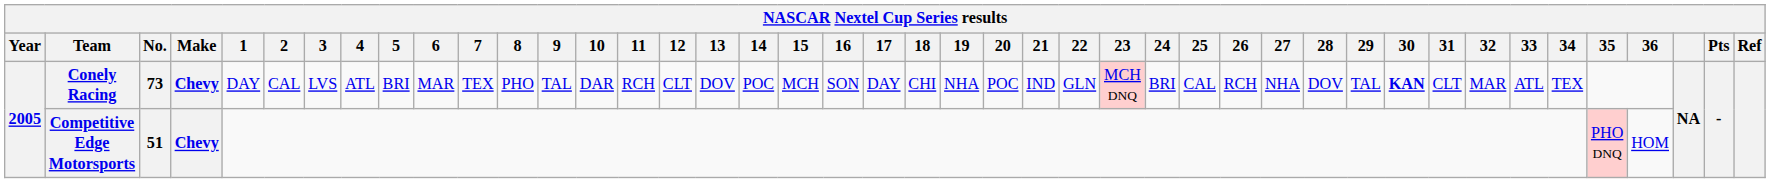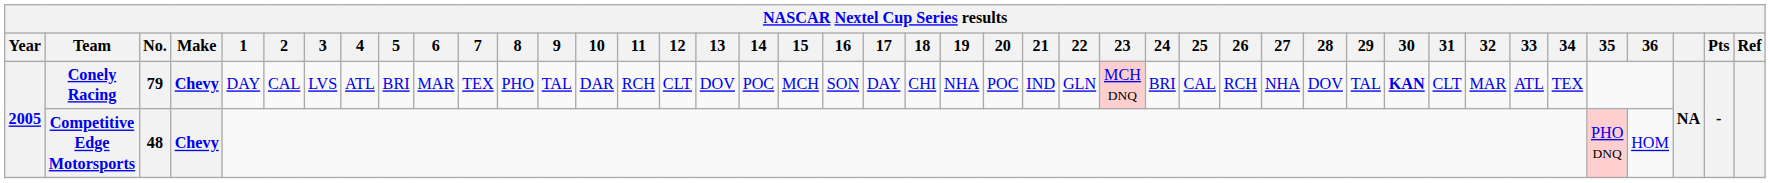(155, 84) 73 -> (155, 84) 79
(155, 143) 51 -> (155, 143) 48
